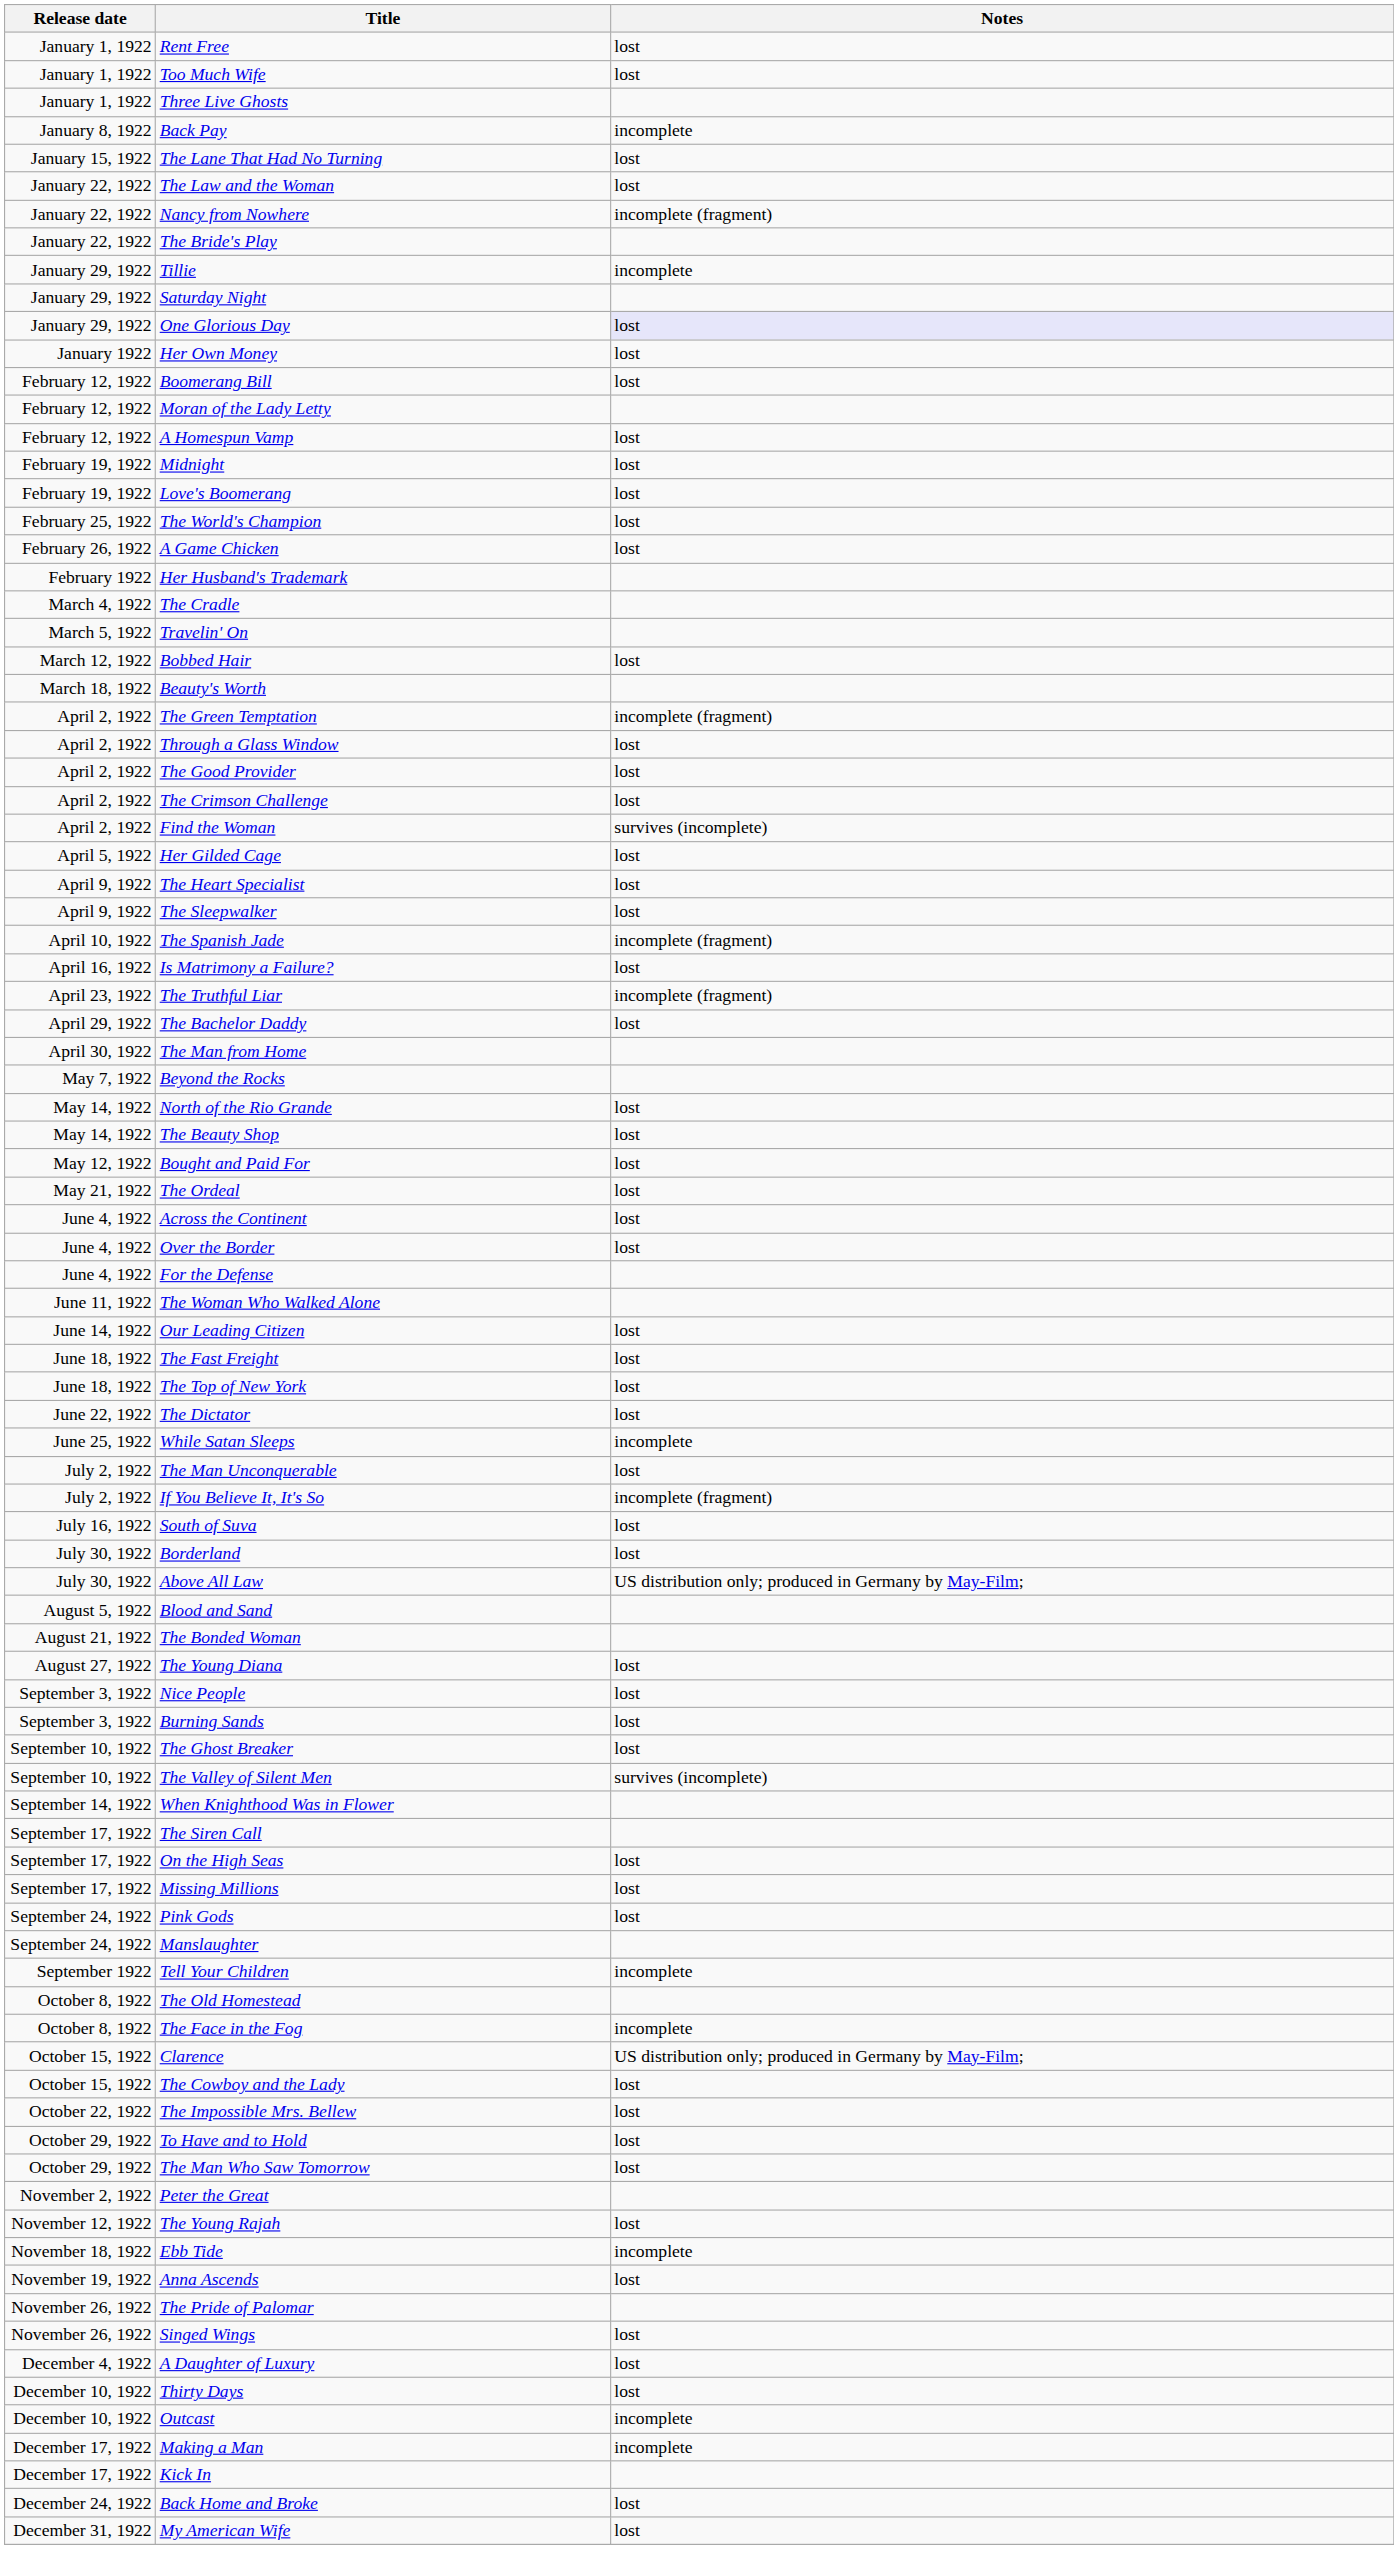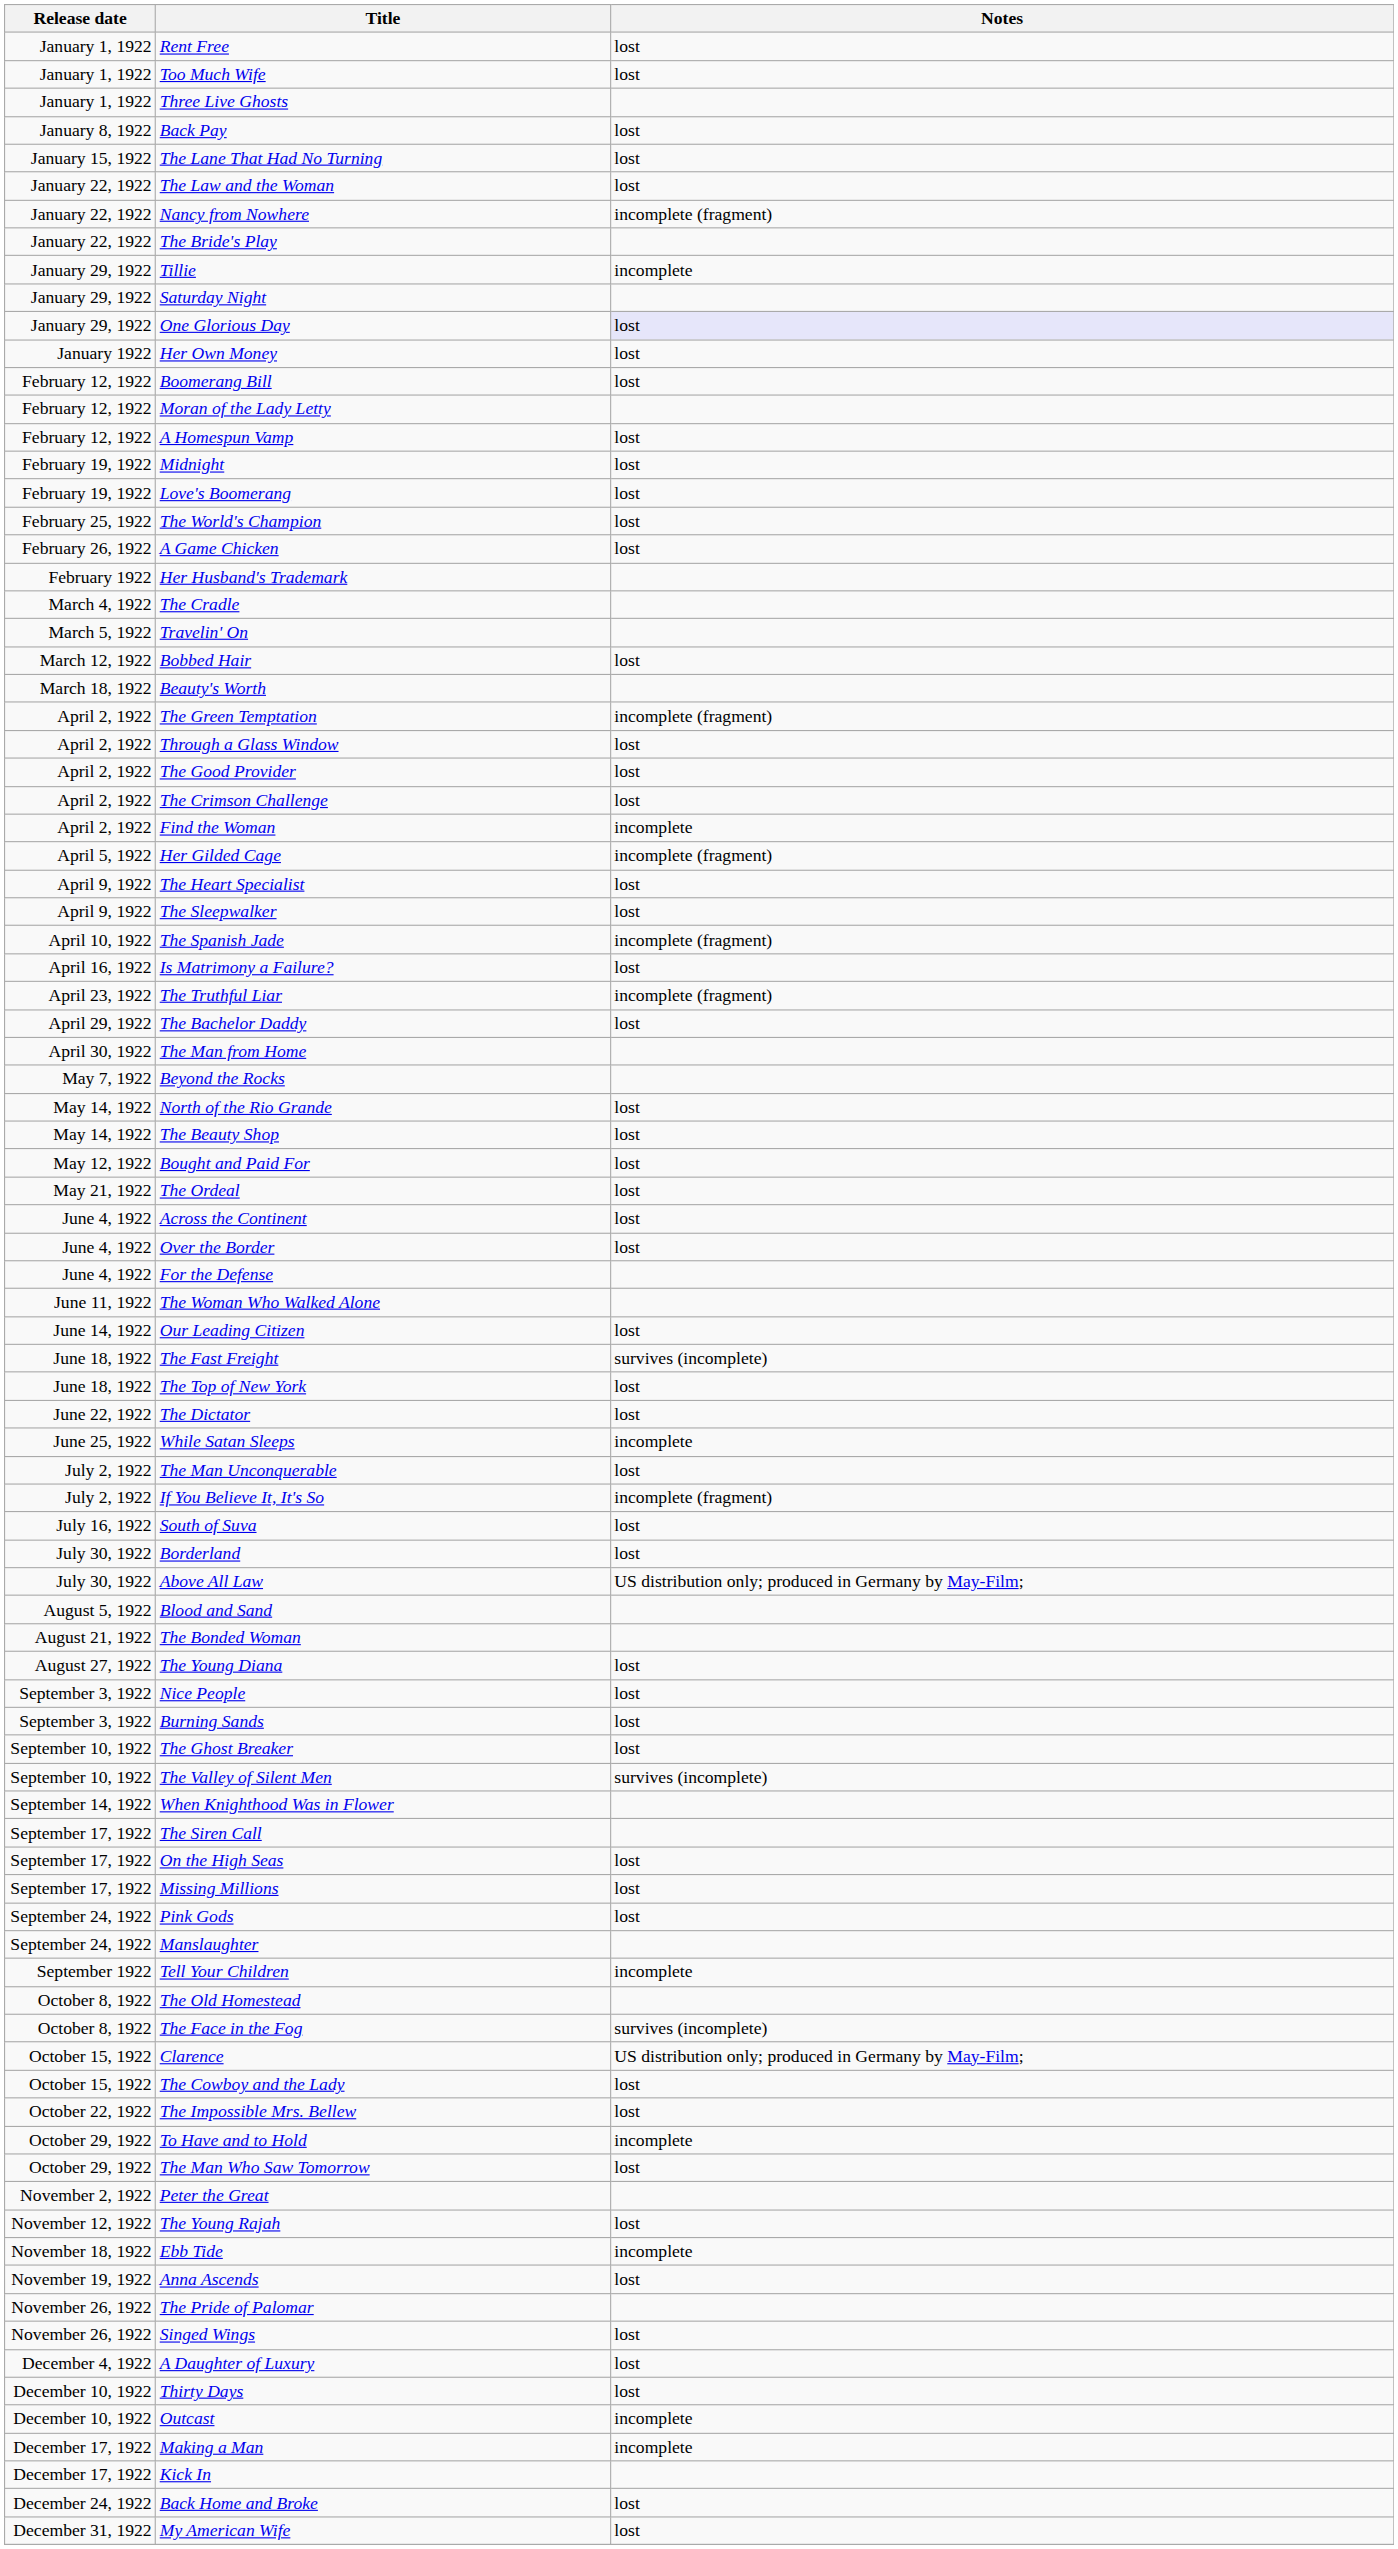(653, 130) incomplete -> (627, 130) lost
(691, 827) survives (incomplete) -> (653, 827) incomplete
(627, 855) lost -> (693, 855) incomplete (fragment)
(627, 1358) lost -> (691, 1358) survives (incomplete)
(653, 2028) incomplete -> (691, 2028) survives (incomplete)
(627, 2139) lost -> (653, 2139) incomplete
